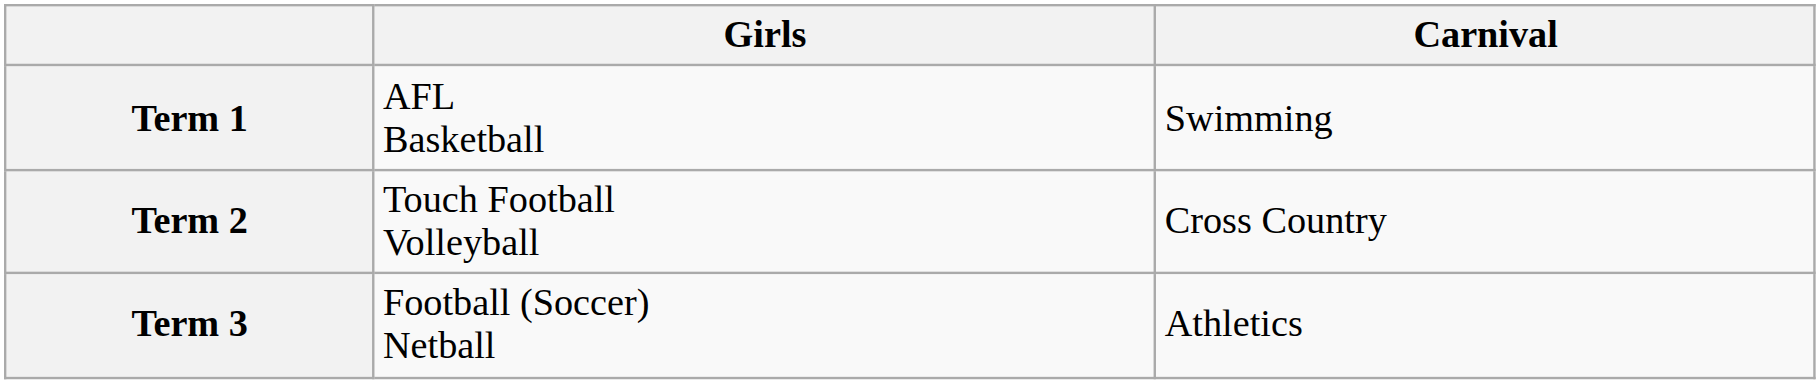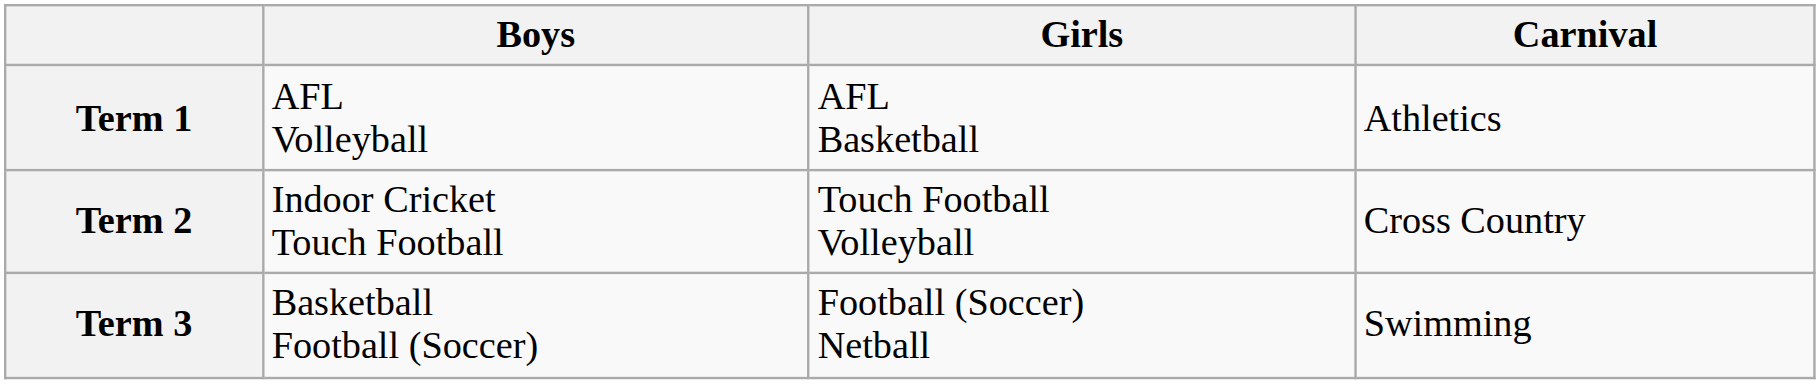+ column: (536, 34)
(1249, 116) Swimming -> (1433, 116) Athletics
(1234, 324) Athletics -> (1448, 324) Swimming
